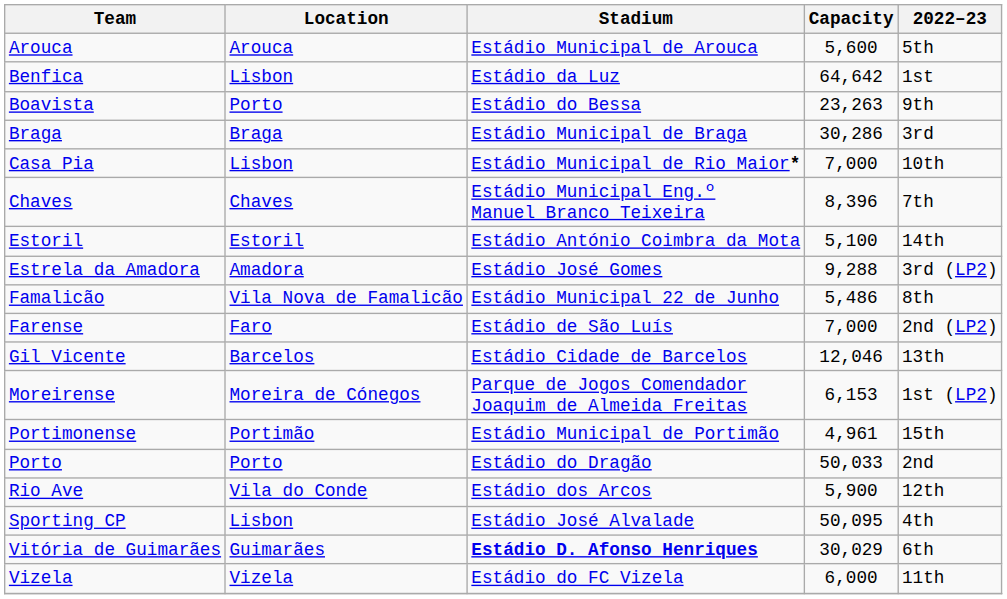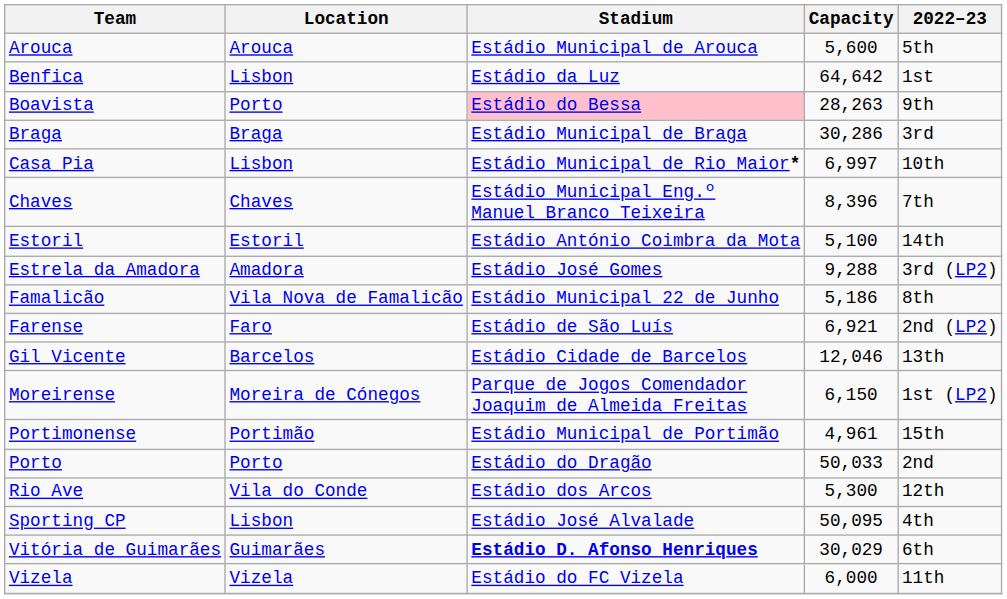(556, 106) no background -> (556, 106) pink background
(851, 106) 23,263 -> (851, 106) 28,263
(851, 163) 7,000 -> (851, 163) 6,997
(851, 299) 5,486 -> (851, 299) 5,186
(851, 328) 7,000 -> (851, 328) 6,921
(851, 395) 6,153 -> (851, 395) 6,150
(851, 492) 5,900 -> (851, 492) 5,300
